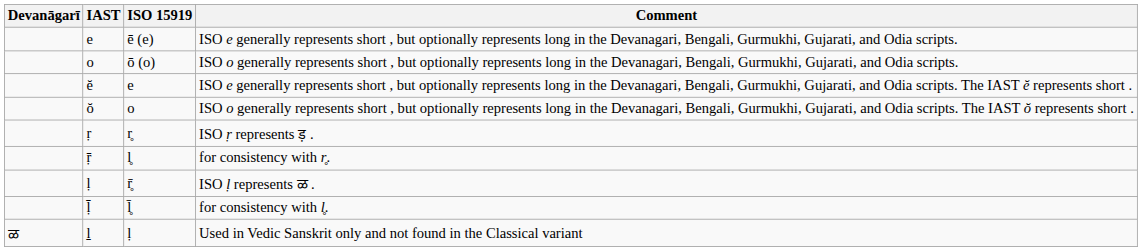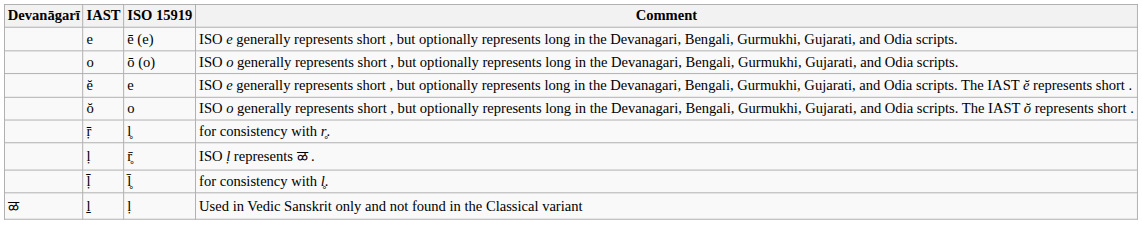- row: (256, 134)
